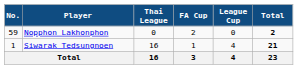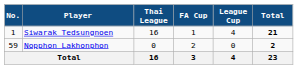rows swapped: (69, 45) <-> (66, 32)
